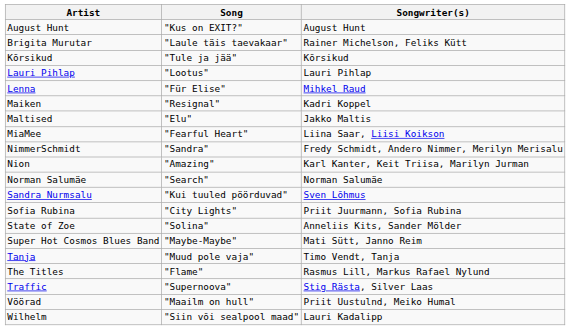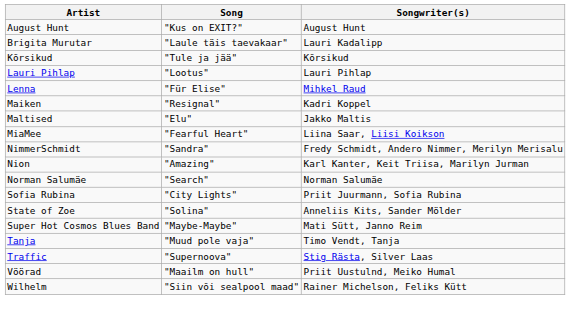(385, 42) Rainer Michelson, Feliks Kütt -> (343, 42) Lauri Kadalipp
- row: (50, 195)
- row: (35, 271)
(343, 317) Lauri Kadalipp -> (385, 287) Rainer Michelson, Feliks Kütt
